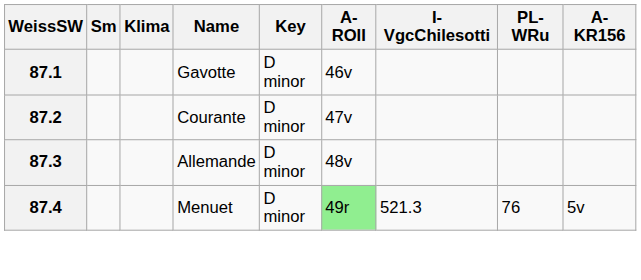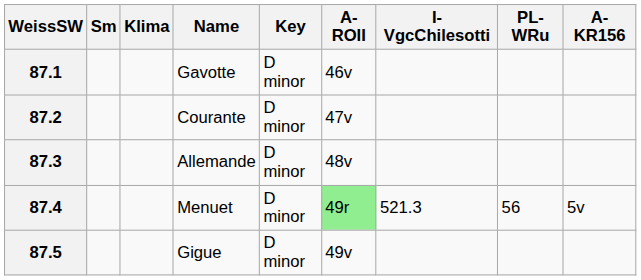(511, 207) 76 -> (511, 207) 56
+ row: (46, 252)
